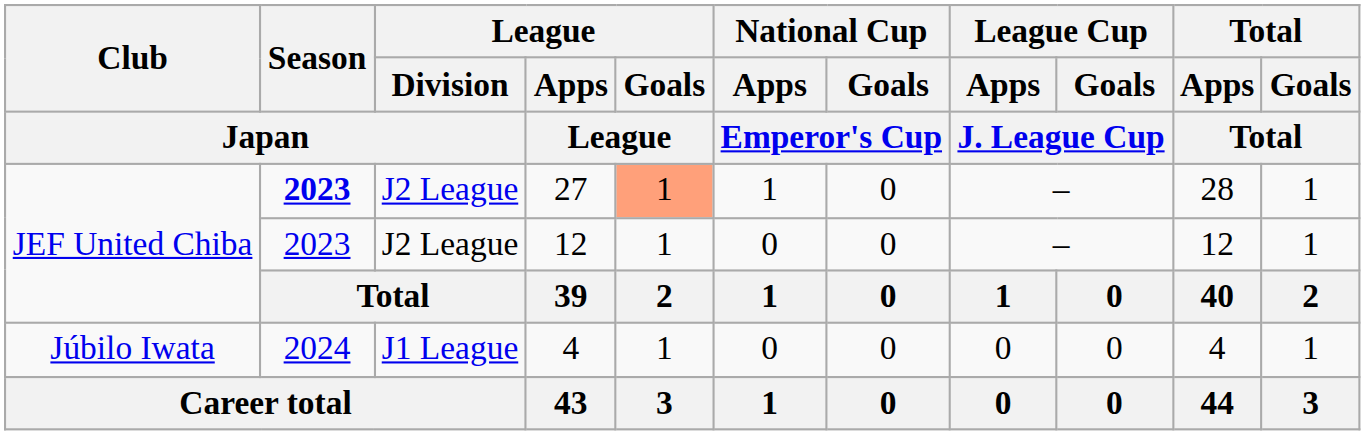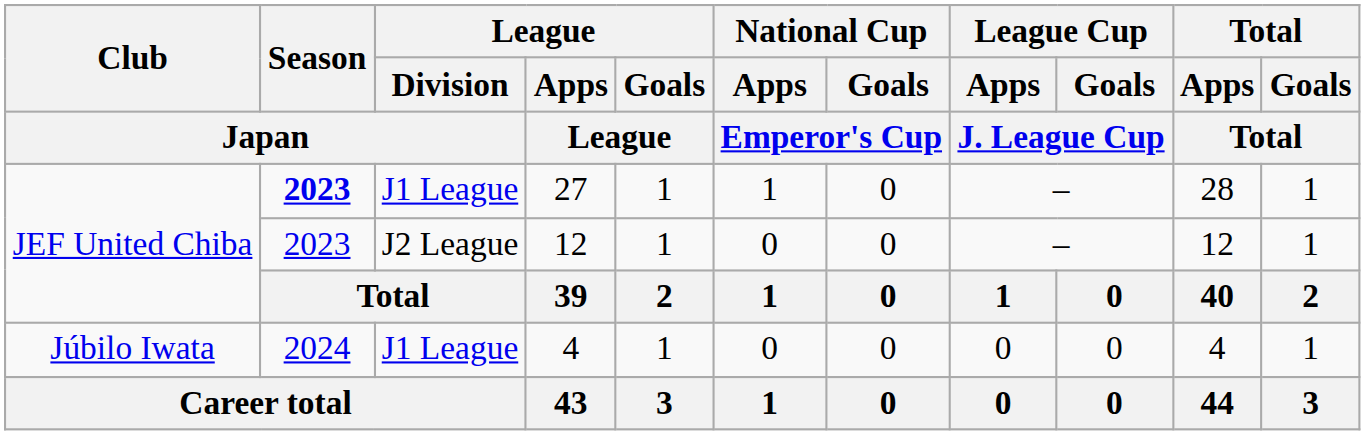(450, 190) J2 League -> (450, 190) J1 League
(664, 190) lightsalmon background -> (664, 190) no background
